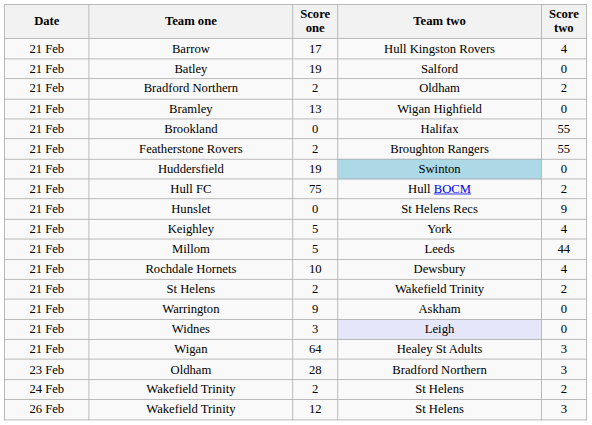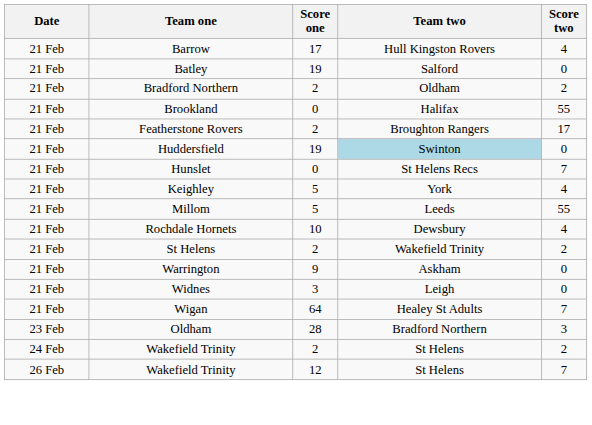- row: (191, 108)
(564, 149) 55 -> (564, 128) 17
- row: (191, 189)
(564, 209) 9 -> (564, 169) 7
(564, 249) 44 -> (564, 209) 55
(440, 329) lavender background -> (440, 289) no background
(564, 349) 3 -> (564, 309) 7
(564, 409) 3 -> (564, 369) 7
